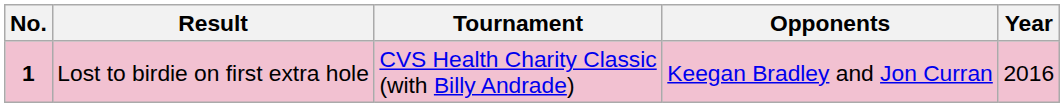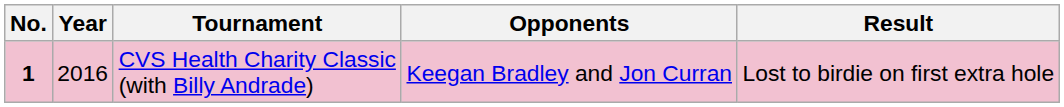columns swapped: (1029, 23) <-> (213, 23)
